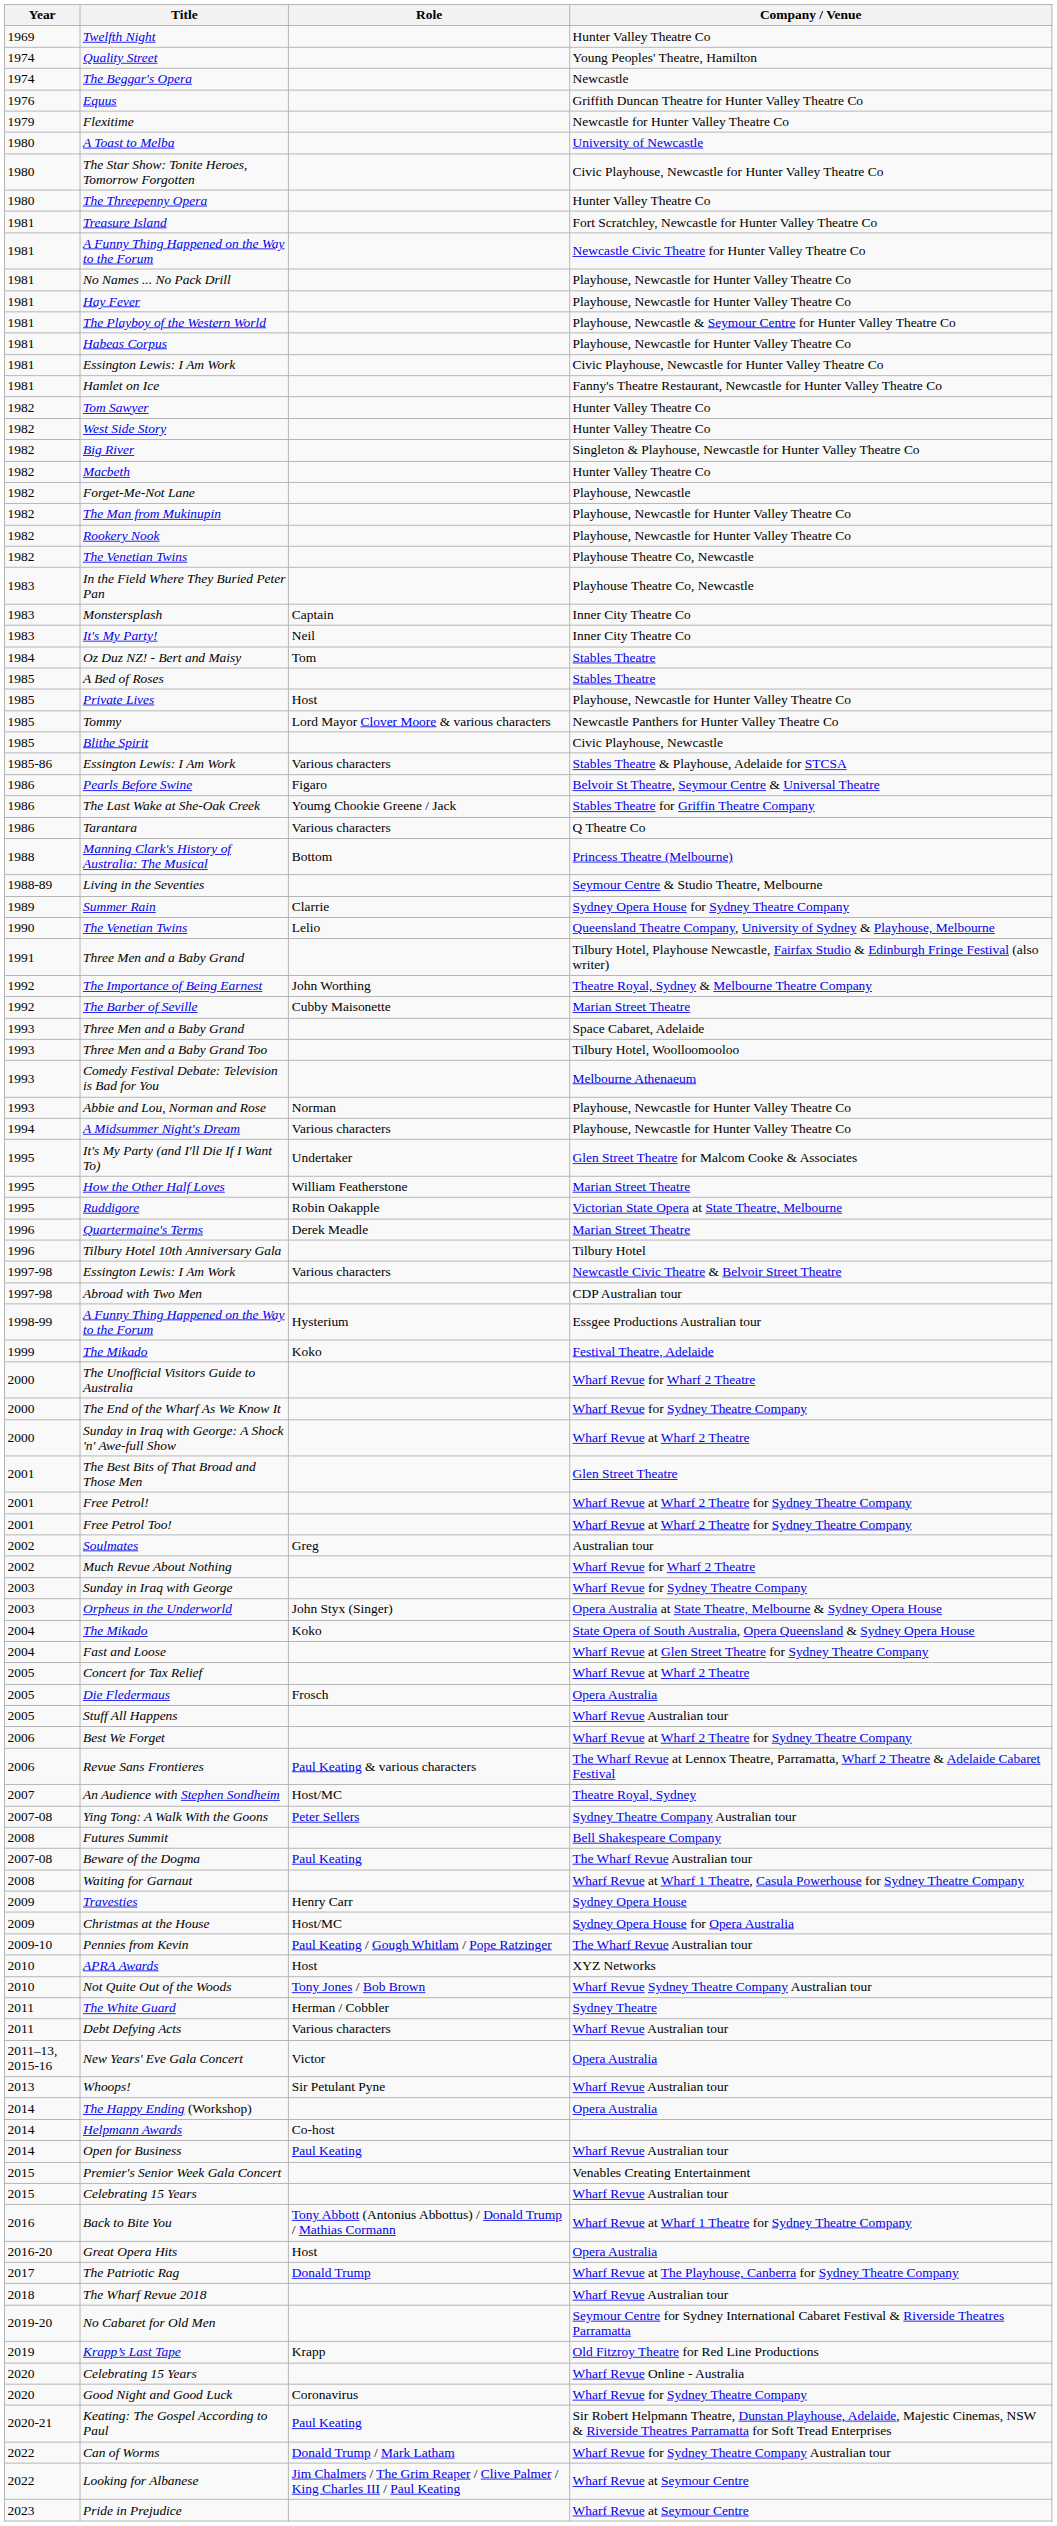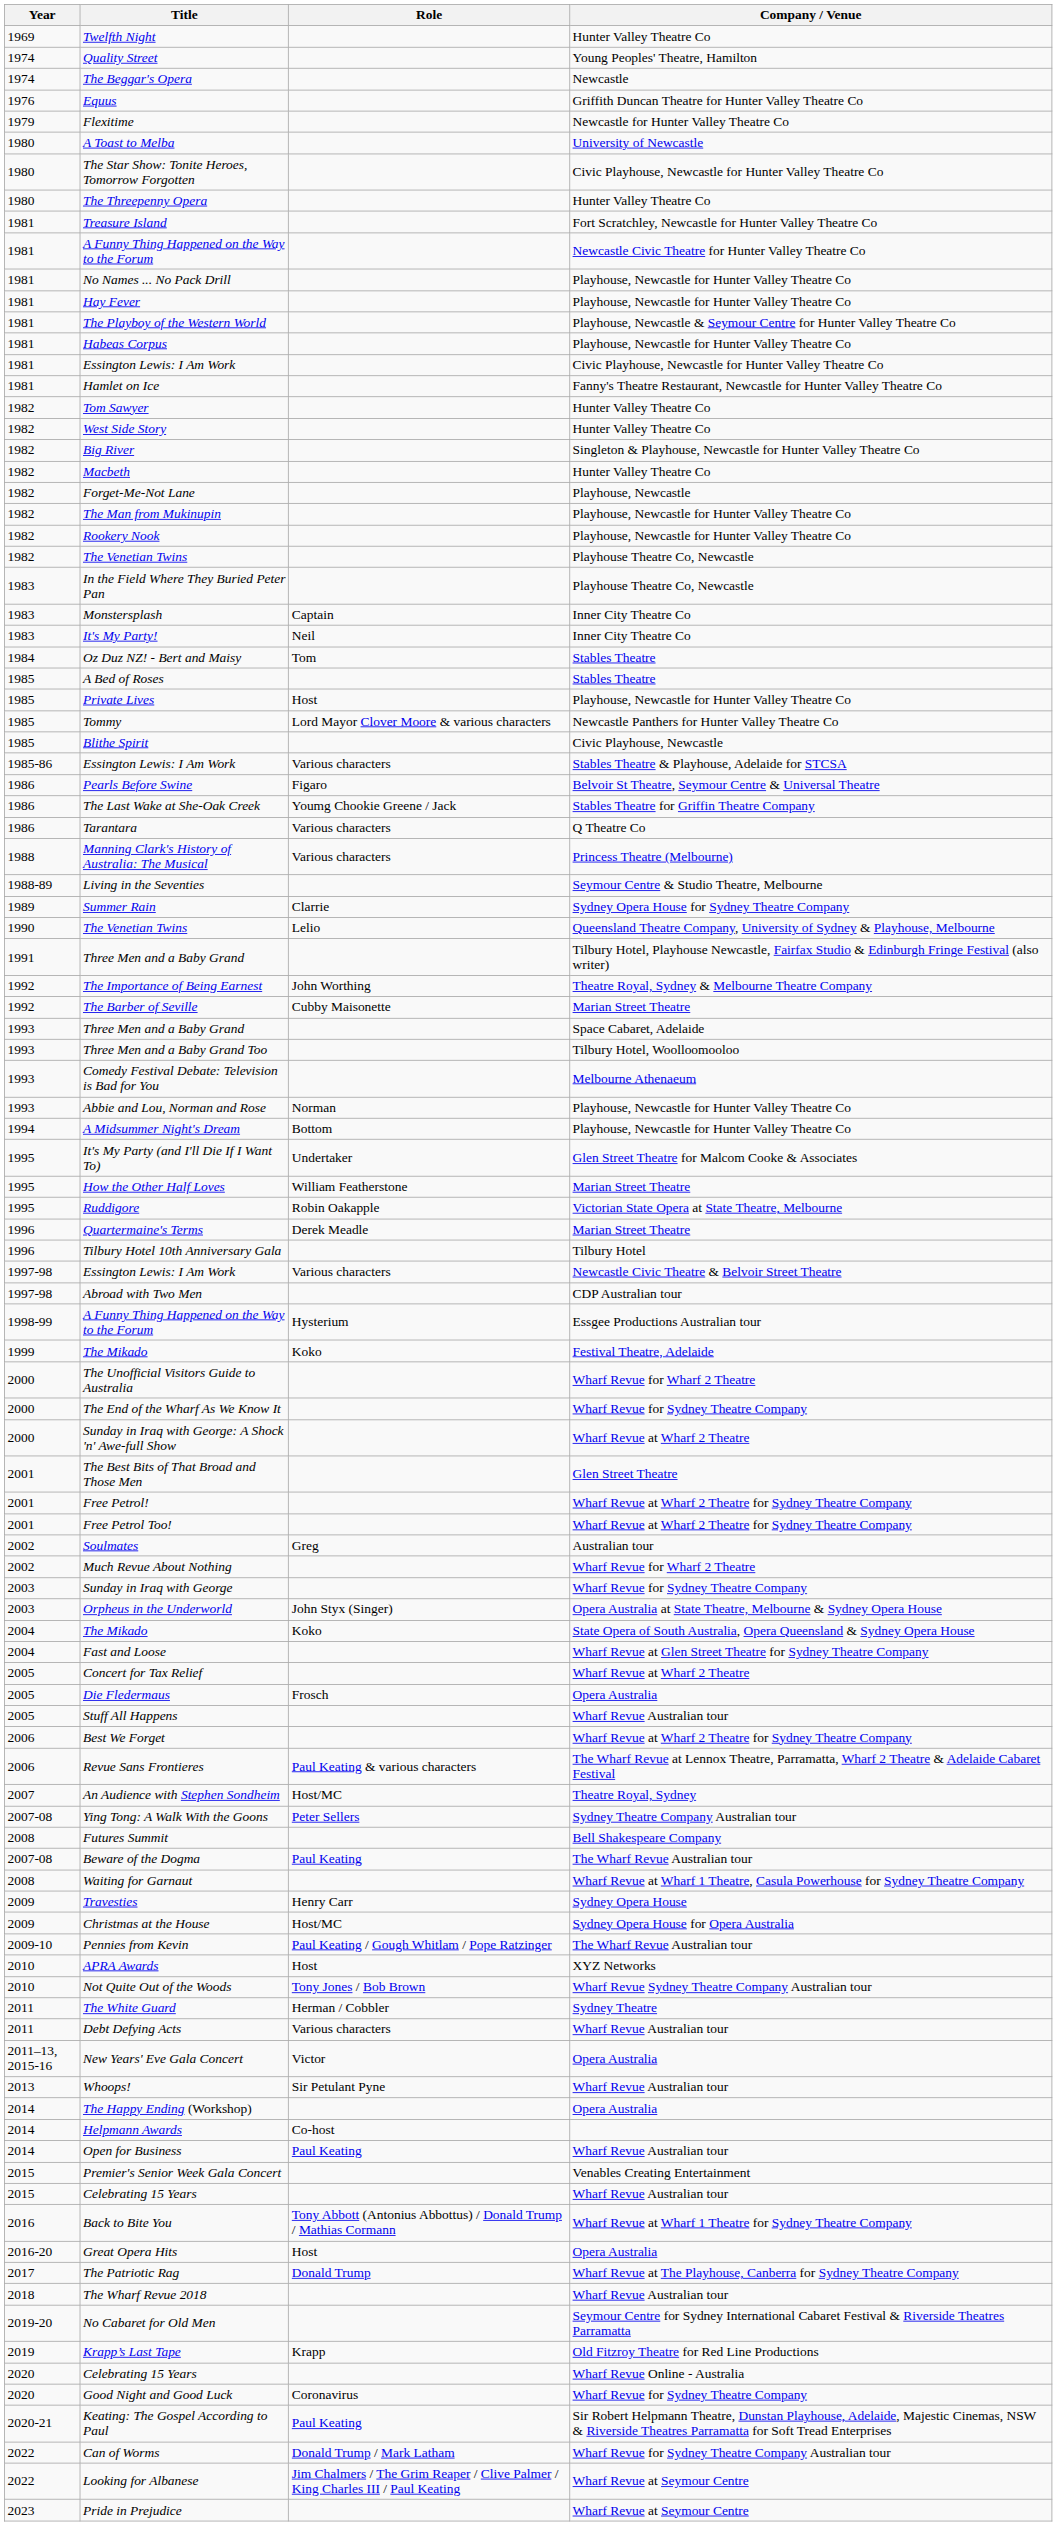(312, 856) Bottom -> (341, 856) Various characters
(341, 1128) Various characters -> (312, 1128) Bottom
